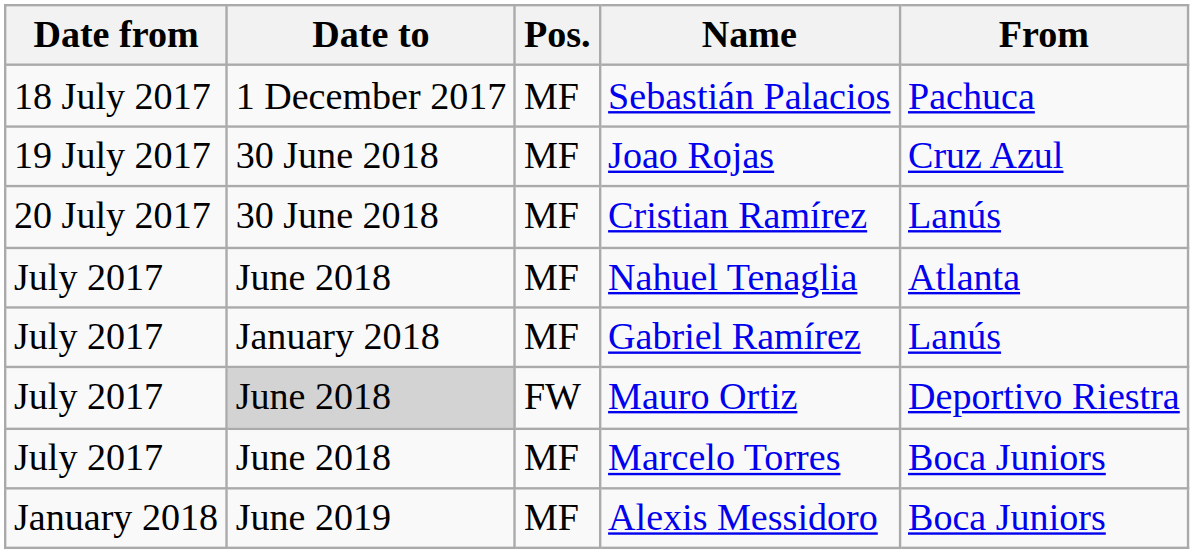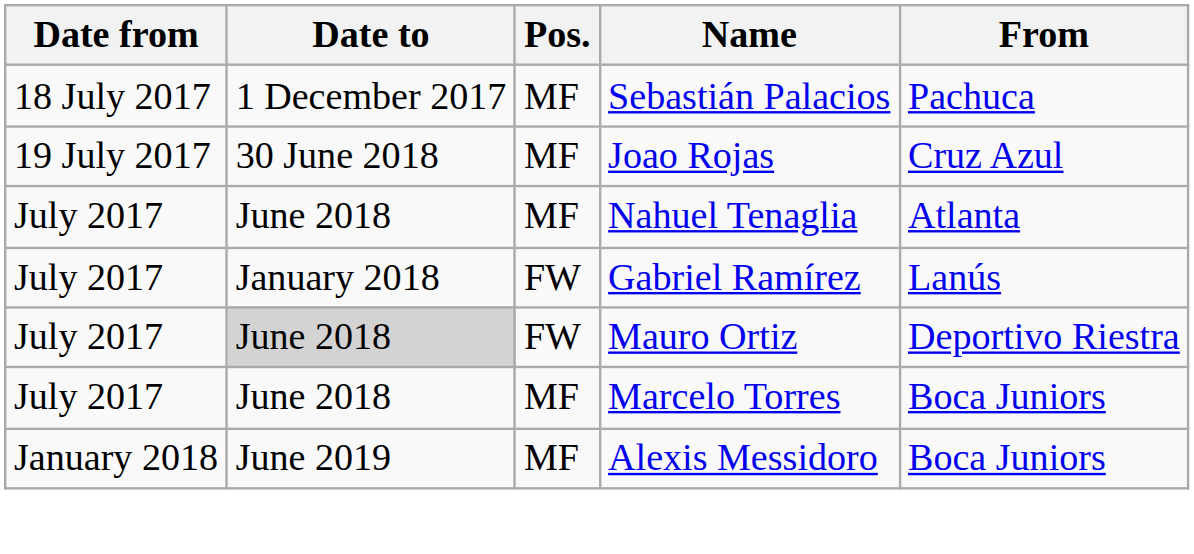- row: (738, 215)
(551, 336) MF -> (552, 276) FW
